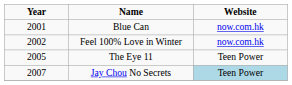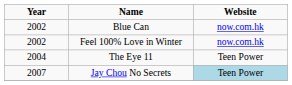(37, 27) 2001 -> (37, 27) 2002
(37, 57) 2005 -> (37, 57) 2004
